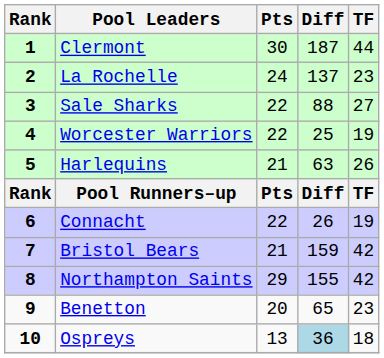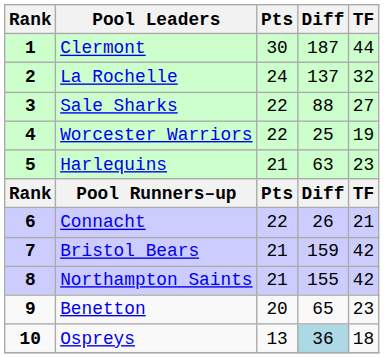(364, 77) 23 -> (364, 77) 32
(364, 164) 26 -> (364, 164) 23
(364, 222) 19 -> (364, 222) 21
(277, 280) 29 -> (277, 280) 21
